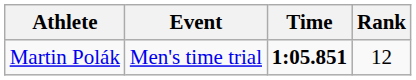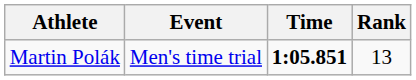(382, 56) 12 -> (382, 56) 13
